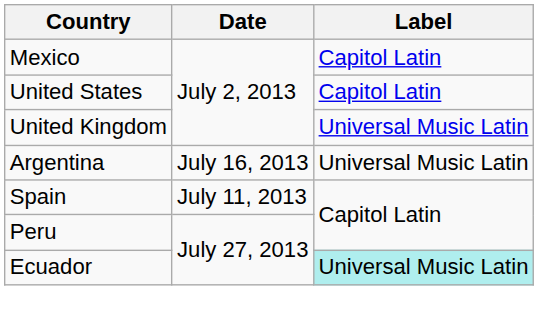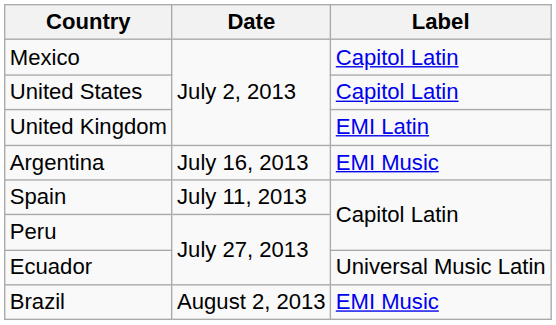(424, 127) Universal Music Latin -> (382, 127) EMI Latin
(424, 162) Universal Music Latin -> (387, 162) EMI Music
(424, 267) paleturquoise background -> (441, 267) no background
+ row: (37, 302)
